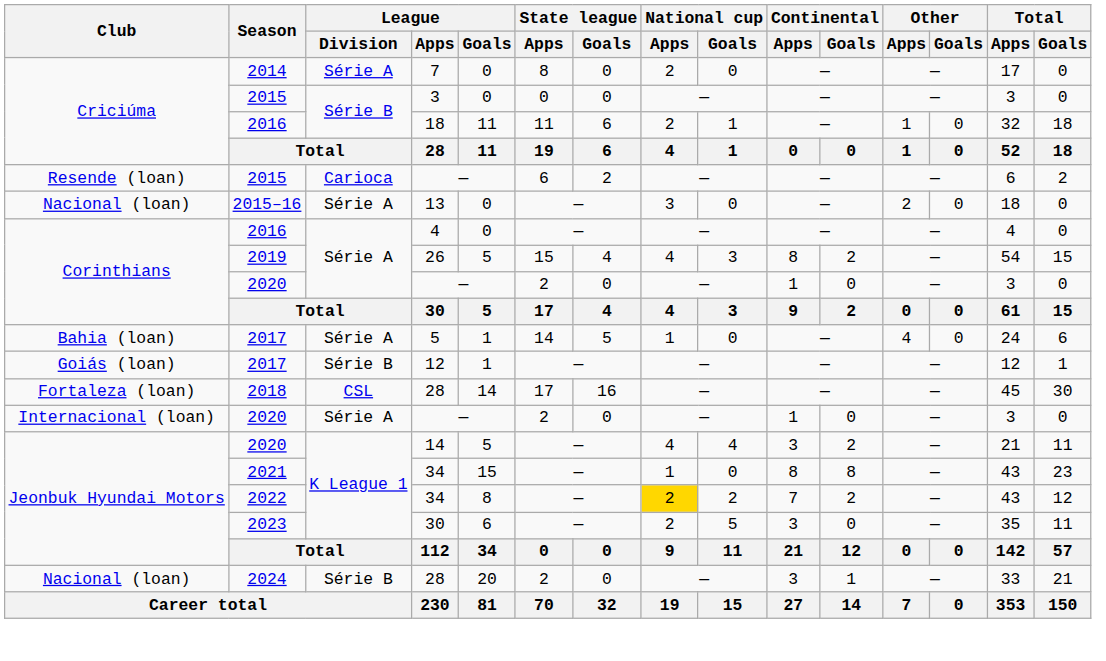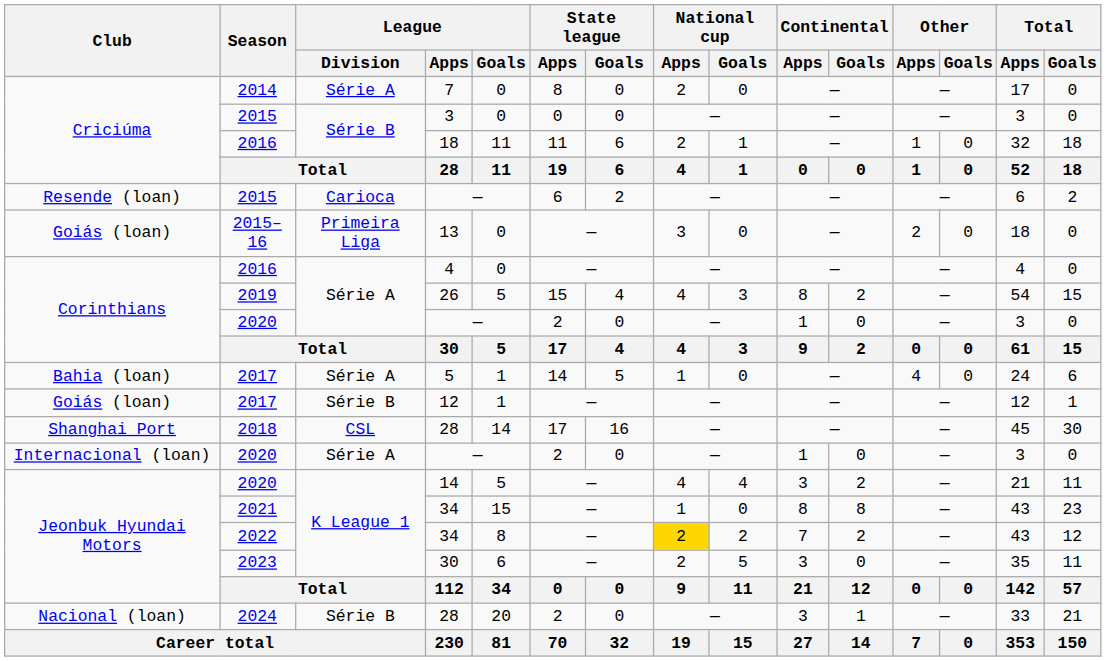(117, 205) Nacional (loan) -> (112, 233) Goiás (loan)
(358, 205) Série A -> (360, 233) Primeira Liga
(117, 392) Fortaleza (loan) -> (112, 430) Shanghai Port
